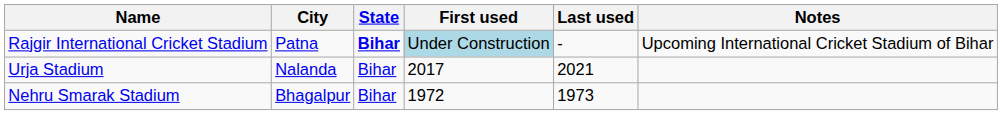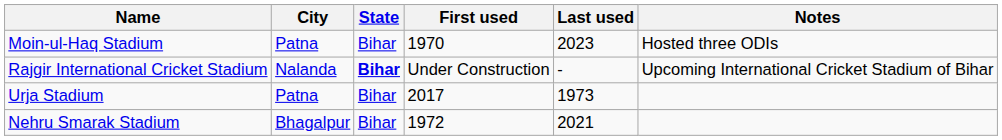+ row: (86, 43)
(297, 43) Patna -> (306, 69) Nalanda
(479, 43) lightblue background -> (479, 69) no background
(306, 69) Nalanda -> (297, 95) Patna
(576, 69) 2021 -> (576, 95) 1973
(576, 95) 1973 -> (576, 122) 2021
